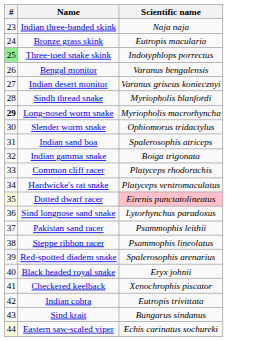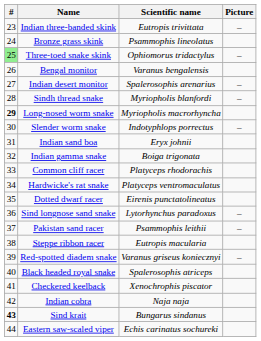+ column: (239, 12)
(171, 26) Naja naja -> (171, 26) Eutropis trivittata
(171, 40) Eutropis macularia -> (171, 40) Psammophis lineolatus
(171, 55) Indotyphlops porrectus -> (171, 55) Ophiomorus tridactylus
(171, 84) Varanus griseus koniecznyi -> (171, 84) Spalerosophis arenarius
(171, 127) Ophiomorus tridactylus -> (171, 127) Indotyphlops porrectus
(171, 141) Spalerosophis atriceps -> (171, 141) Eryx johnii
(11, 199) lightyellow background -> (11, 199) no background
(171, 199) pink background -> (171, 199) no background
(171, 242) Psammophis lineolatus -> (171, 242) Eutropis macularia
(171, 257) Spalerosophis arenarius -> (171, 257) Varanus griseus koniecznyi
(171, 271) Eryx johnii -> (171, 271) Spalerosophis atriceps
(171, 300) Eutropis trivittata -> (171, 300) Naja naja
(11, 314) normal -> (11, 314) bold
(11, 329) lightyellow background -> (11, 329) no background
